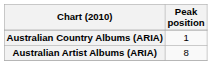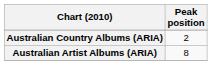(186, 38) 1 -> (186, 38) 2
